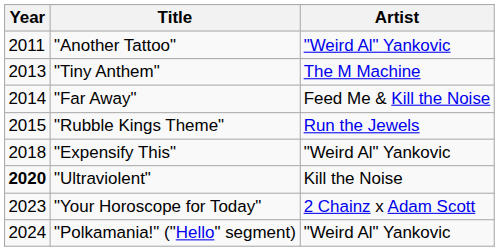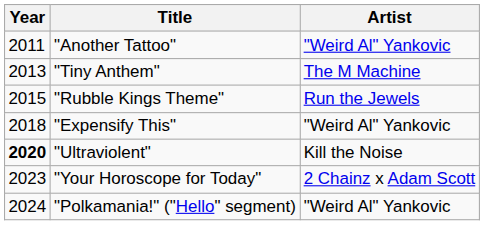- row: (95, 98)
